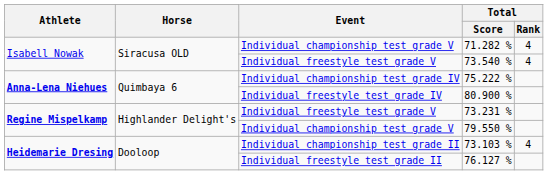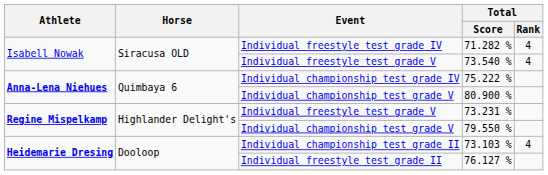(347, 45) Individual championship test grade V -> (341, 45) Individual freestyle test grade IV
(341, 95) Individual freestyle test grade IV -> (347, 95) Individual championship test grade V
